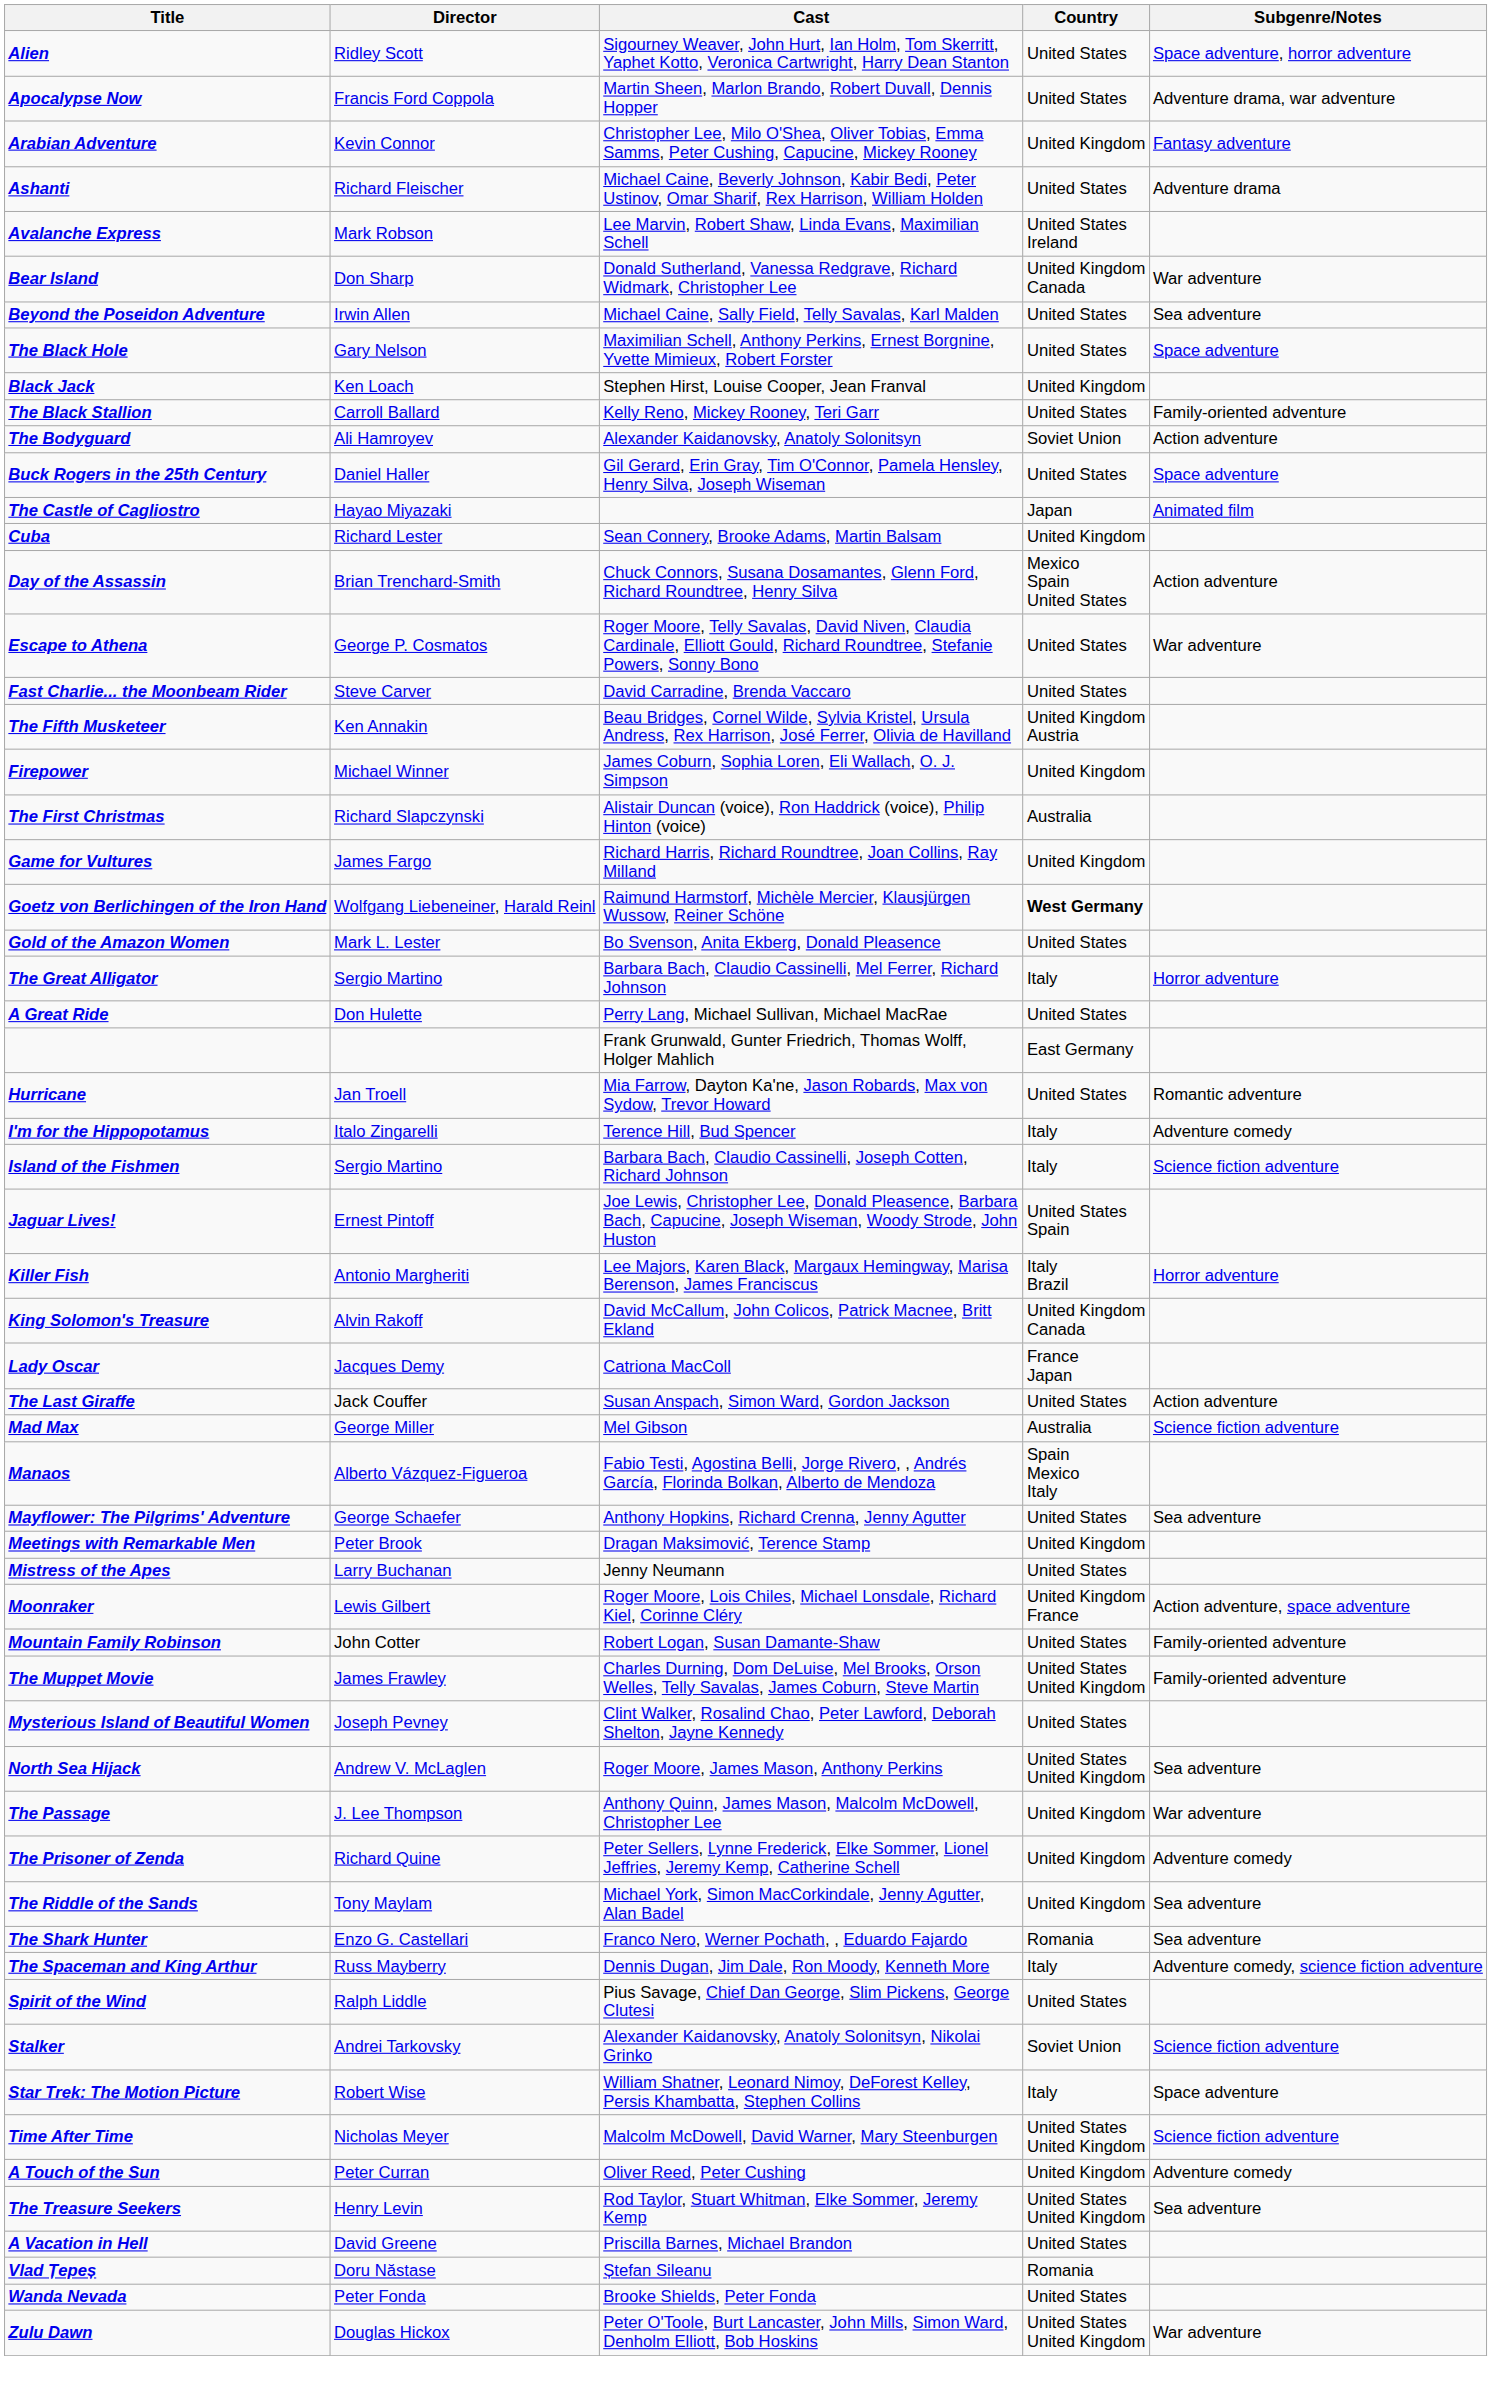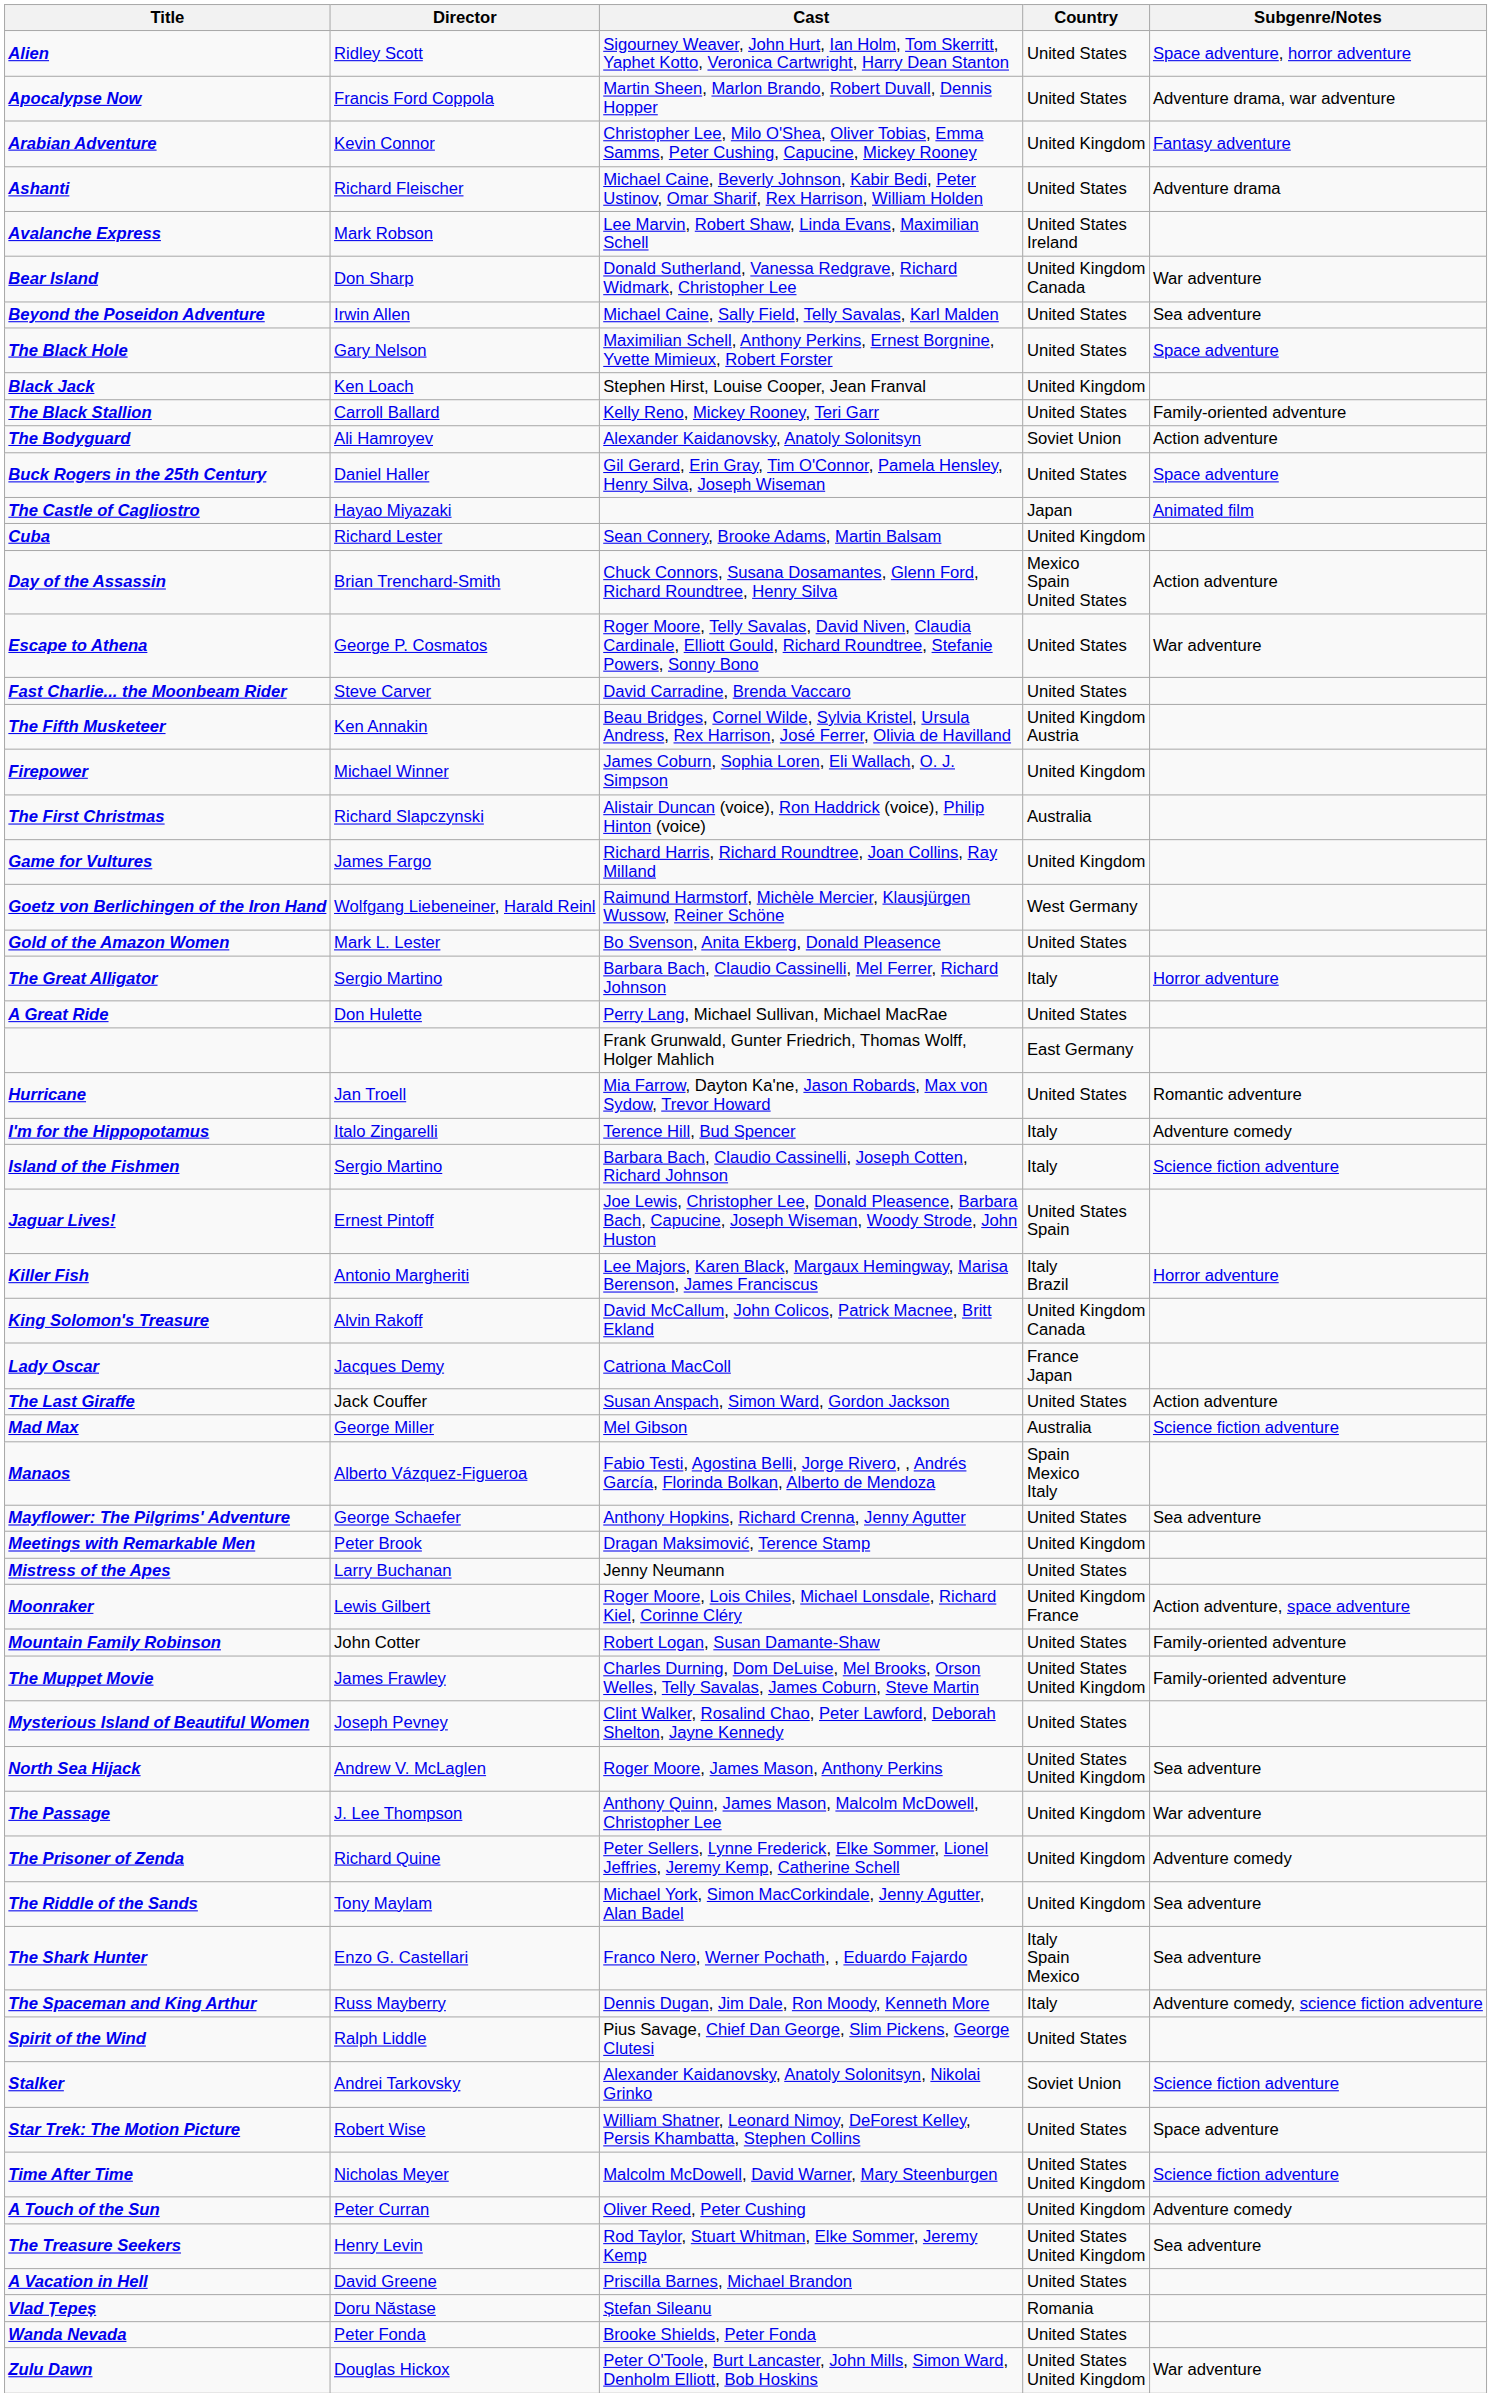(1085, 907) bold -> (1082, 907) normal
(1060, 1939) Romania -> (1053, 1958) Italy Spain Mexico
(1042, 2091) Italy -> (1077, 2129) United States
